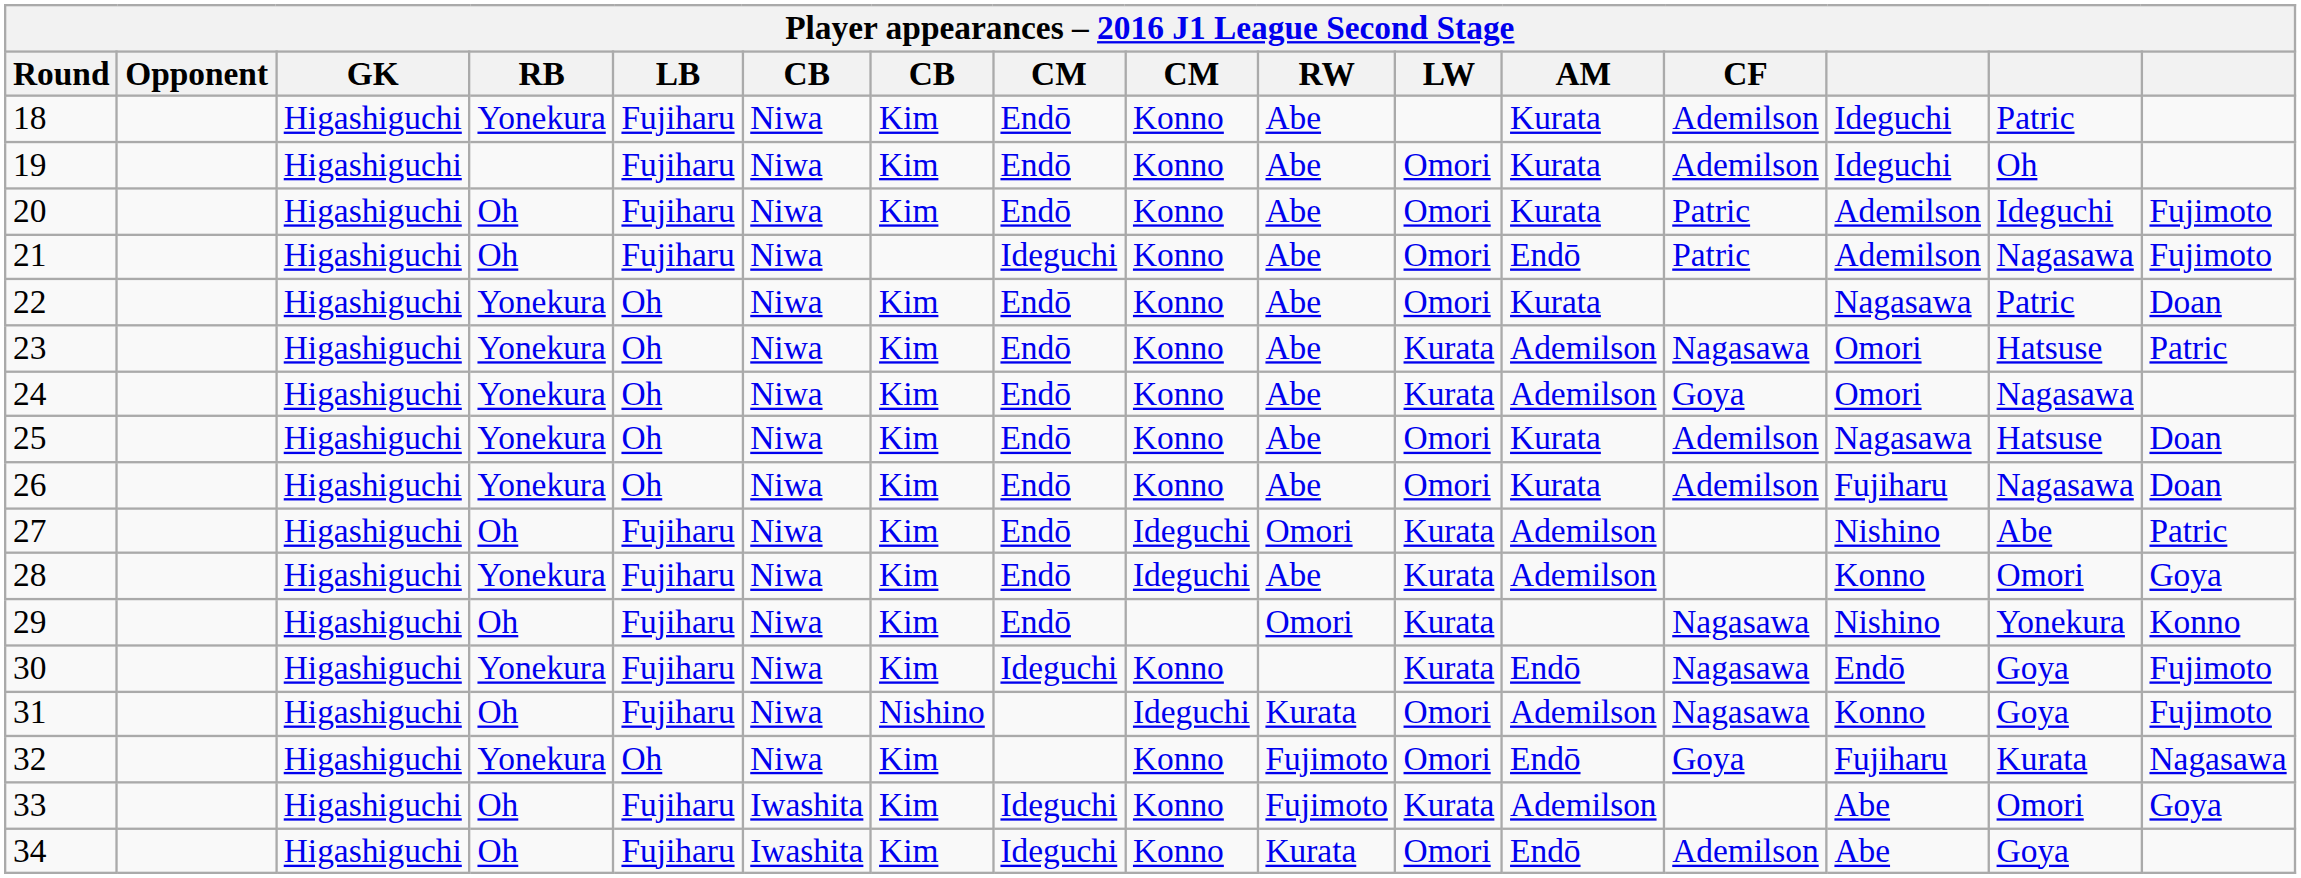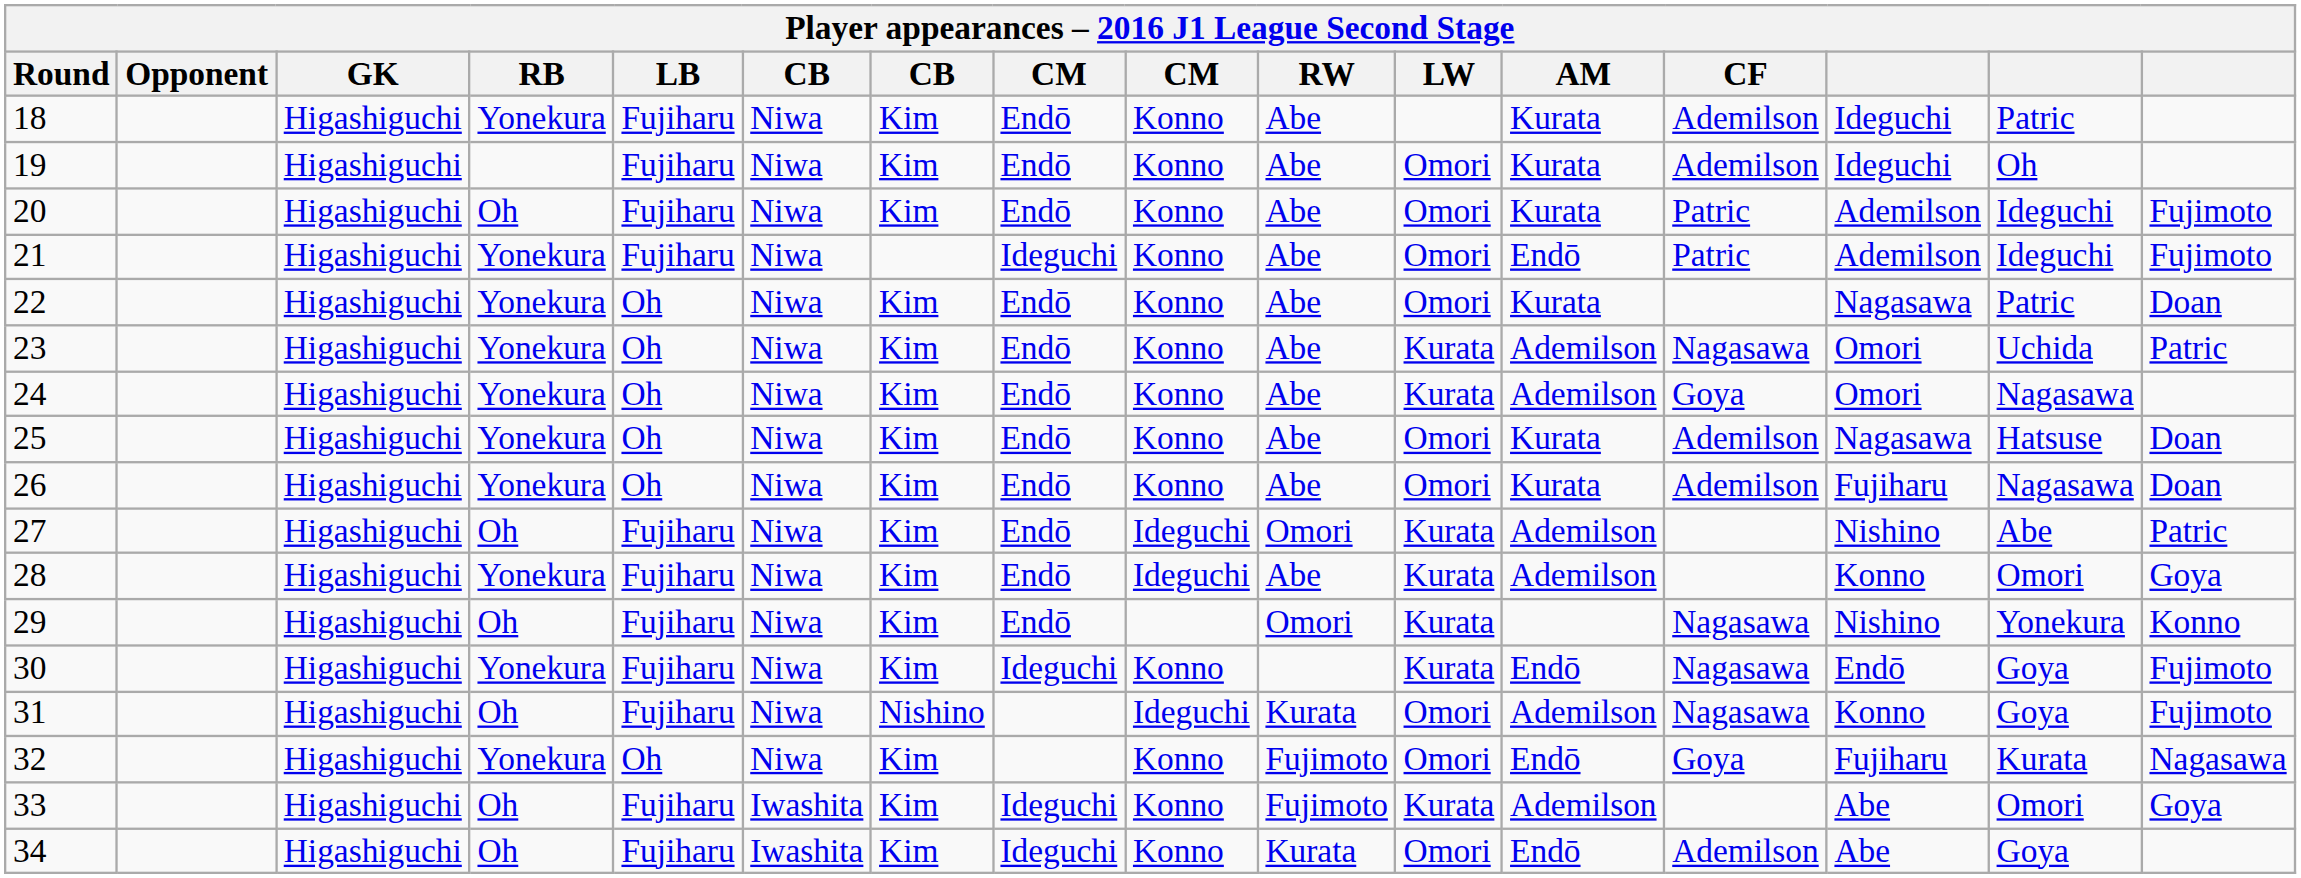(498, 256) Oh -> (542, 256) Yonekura
(2065, 256) Nagasawa -> (2055, 256) Ideguchi
(2049, 347) Hatsuse -> (2045, 347) Uchida
